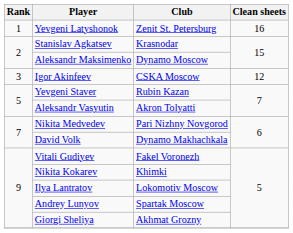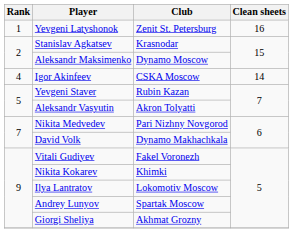(18, 76) 3 -> (18, 76) 4
(259, 76) 12 -> (259, 76) 14
